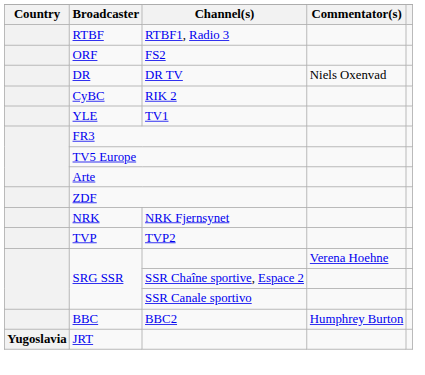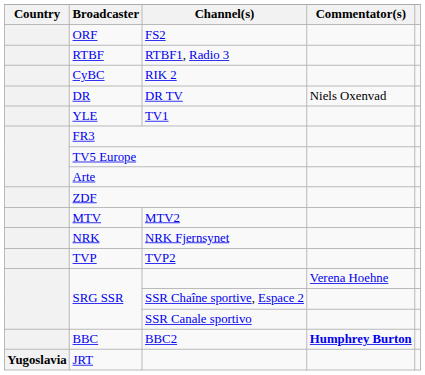rows swapped: (85, 55) <-> (88, 34)
rows swapped: (89, 95) <-> (81, 75)
+ row: (87, 217)
(357, 319) normal -> (361, 339) bold
